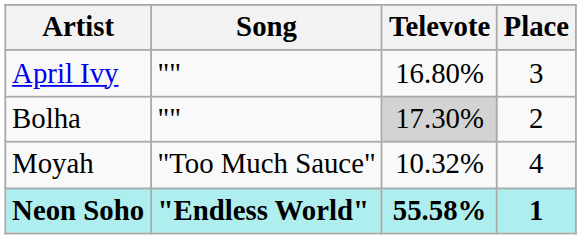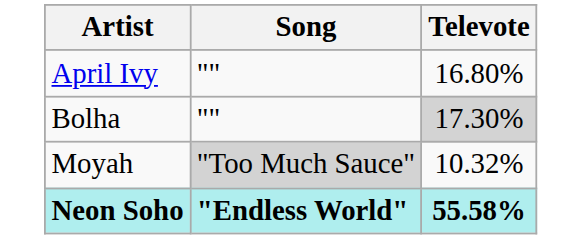- column: (536, 27)
(267, 164) no background -> (306, 164) lightgrey background
